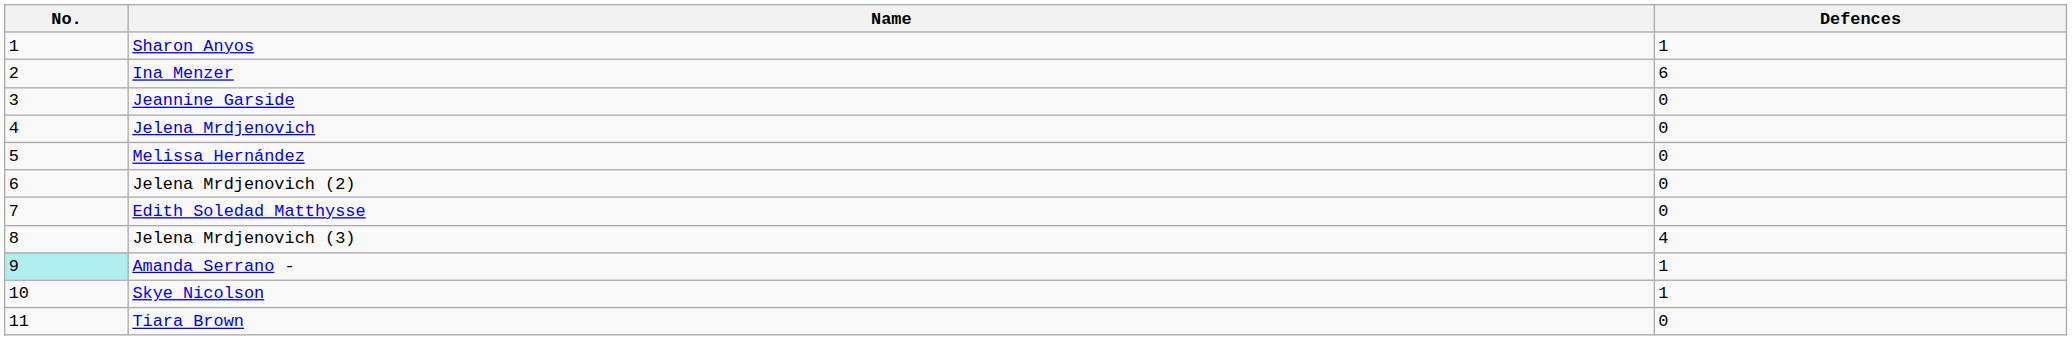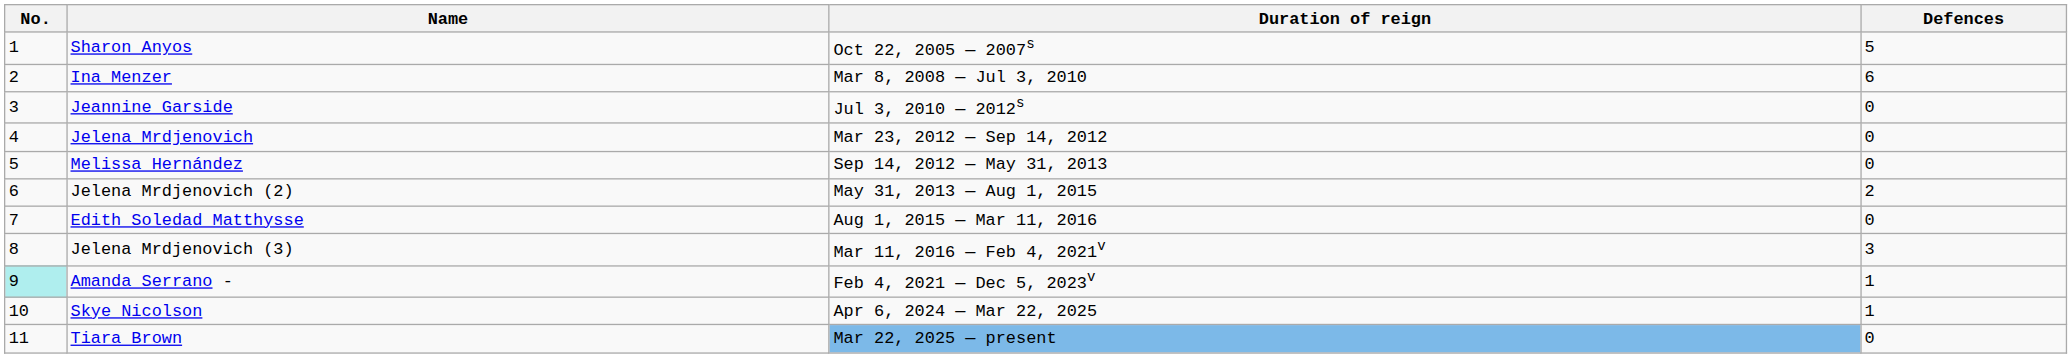+ column: (1345, 18)
(1663, 46) 1 -> (1870, 48) 5
(1663, 184) 0 -> (1870, 192) 2
(1663, 239) 4 -> (1870, 250) 3
